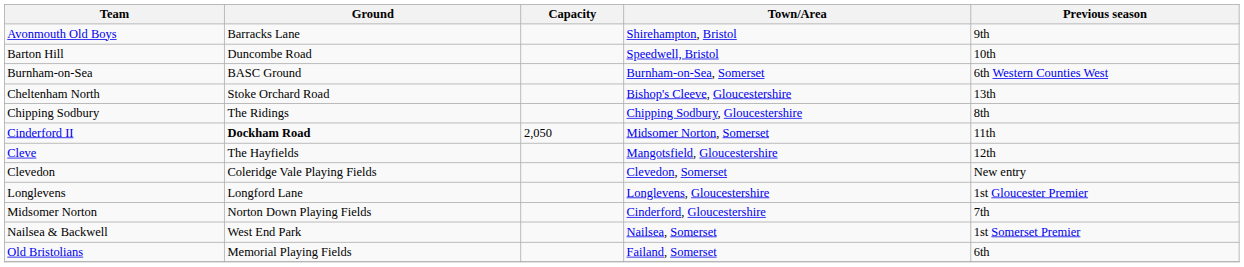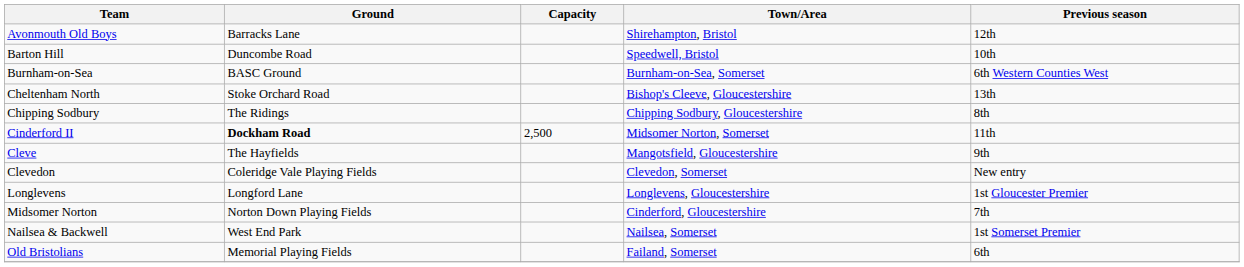(982, 34) 9th -> (985, 34) 12th
(538, 133) 2,050 -> (538, 133) 2,500
(985, 152) 12th -> (982, 152) 9th
